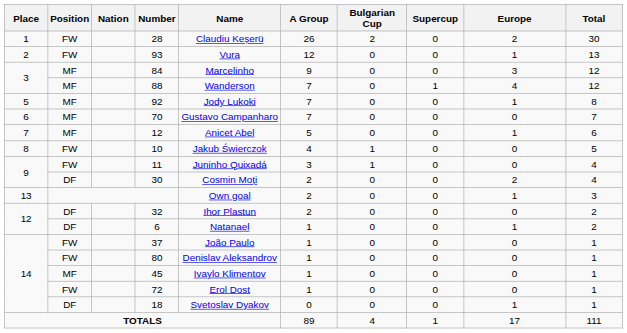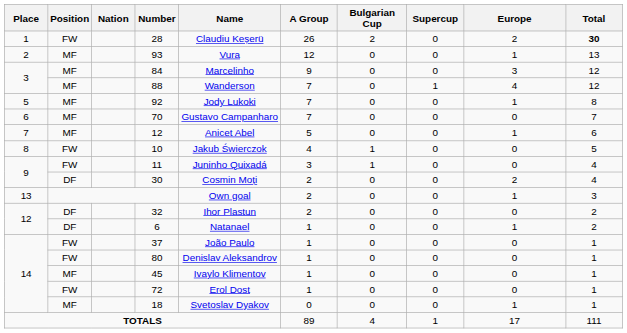(594, 39) normal -> (594, 39) bold
(70, 55) FW -> (70, 55) MF
(70, 305) DF -> (70, 305) MF
